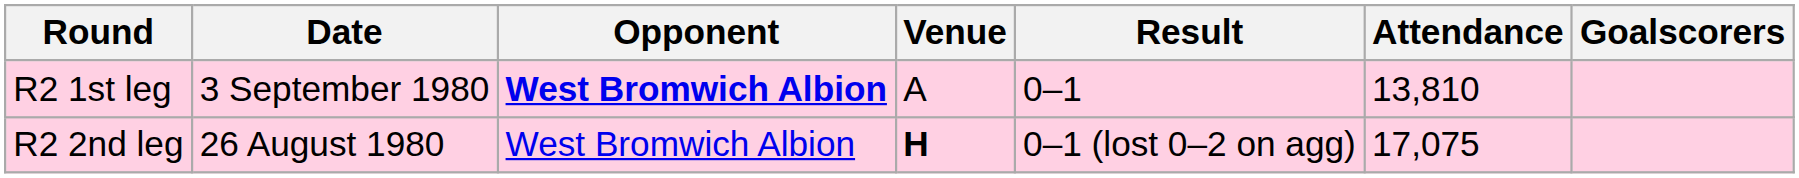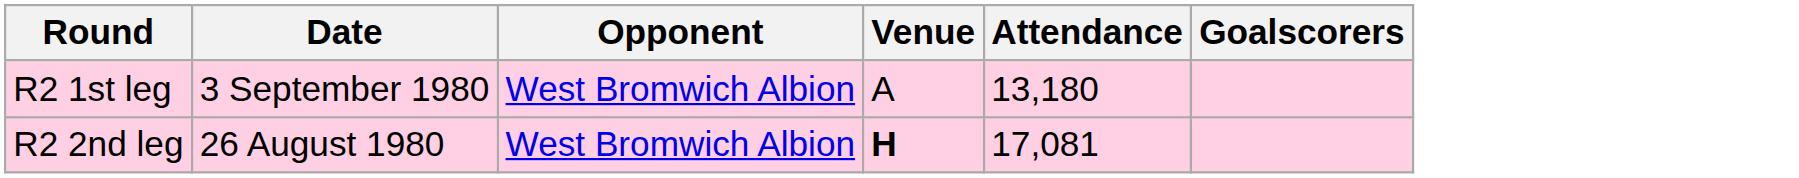- column: (1189, 32)
(696, 88) bold -> (680, 88) normal
(1426, 88) 13,810 -> (1045, 88) 13,180
(1426, 144) 17,075 -> (1045, 144) 17,081
